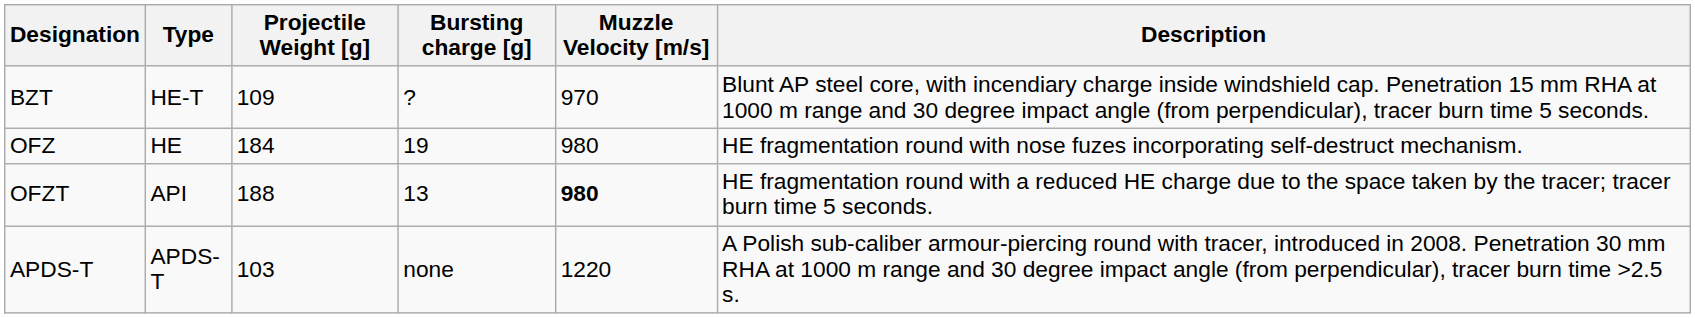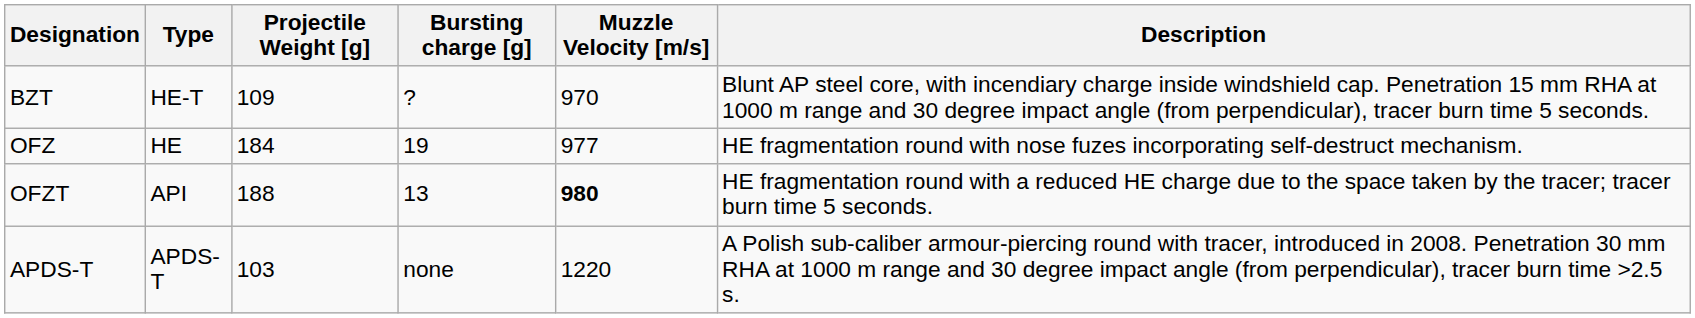(580, 145) 980 -> (580, 145) 977
